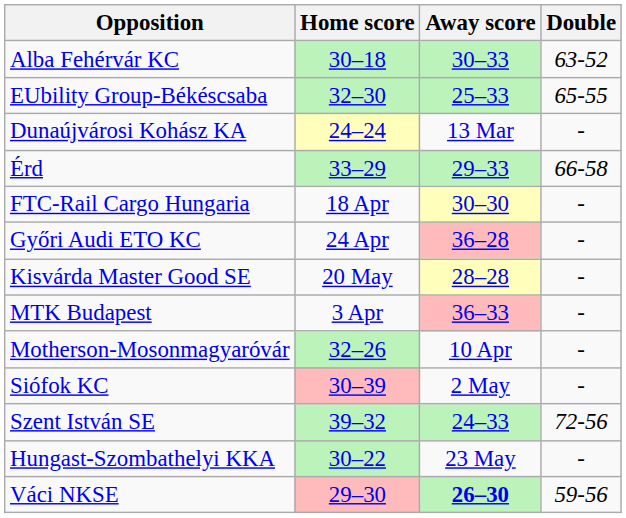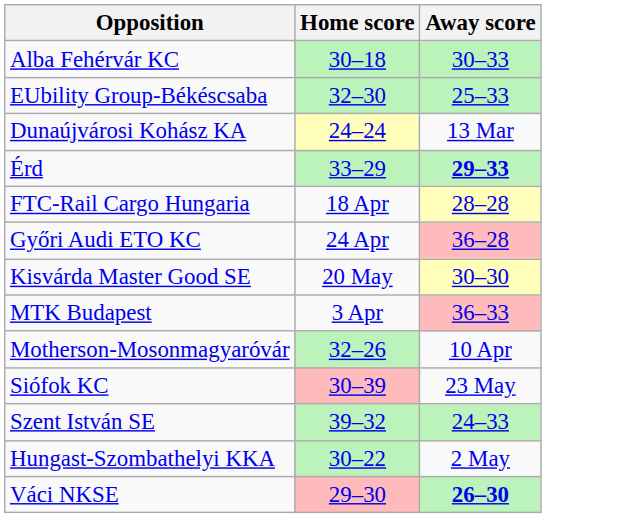- column: (581, 22)
(480, 167) normal -> (480, 167) bold
(480, 204) 30–30 -> (480, 204) 28–28
(480, 276) 28–28 -> (480, 276) 30–30
(480, 385) 2 May -> (480, 385) 23 May
(480, 458) 23 May -> (480, 458) 2 May
